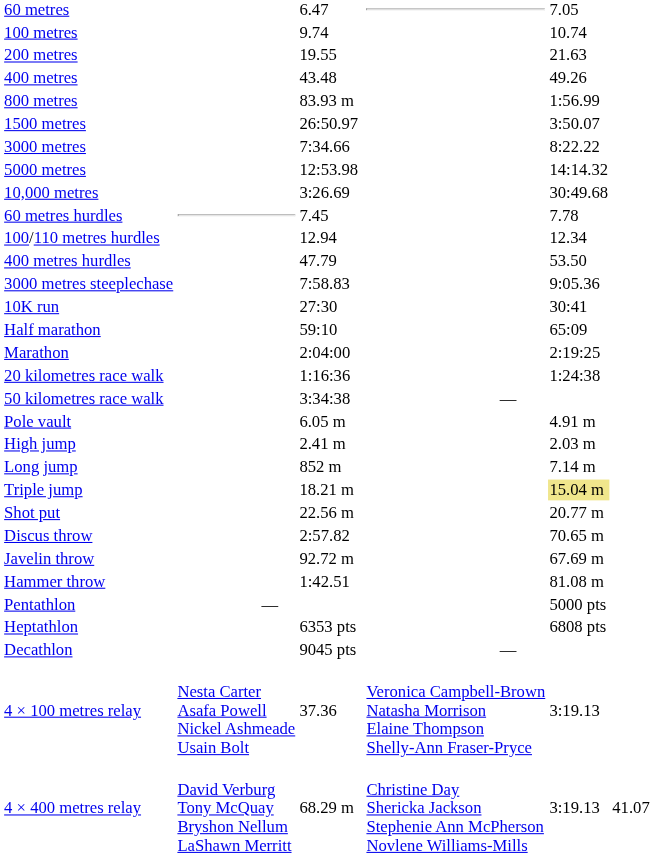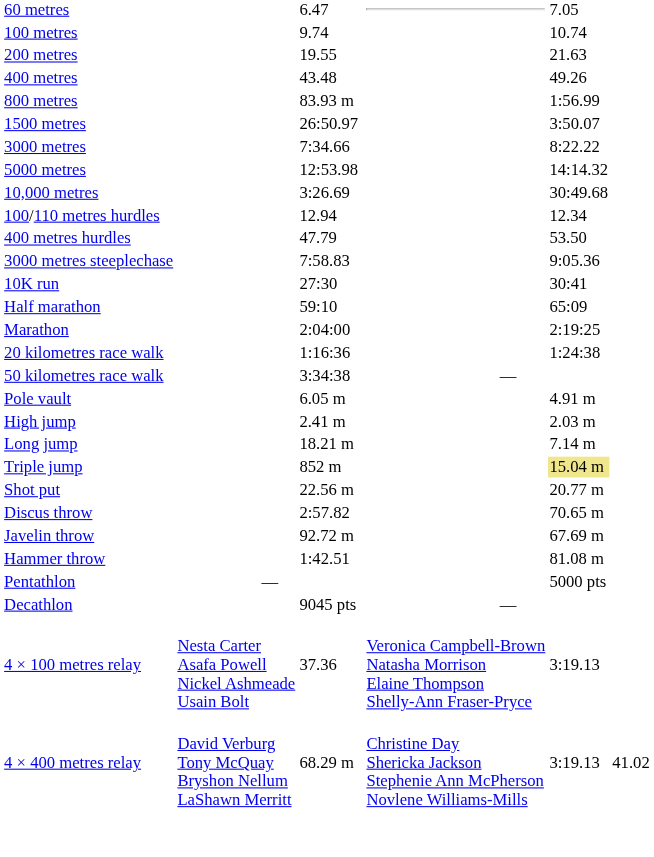- row: (63, 215)
(320, 467) 852 m -> (327, 444) 18.21 m
(327, 489) 18.21 m -> (320, 467) 852 m
- row: (41, 627)
(631, 808) 41.07 -> (631, 762) 41.02
